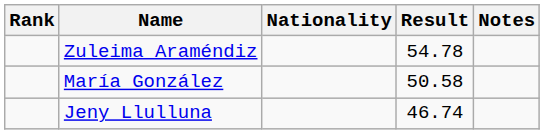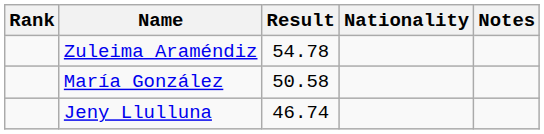columns swapped: (329, 20) <-> (435, 20)
